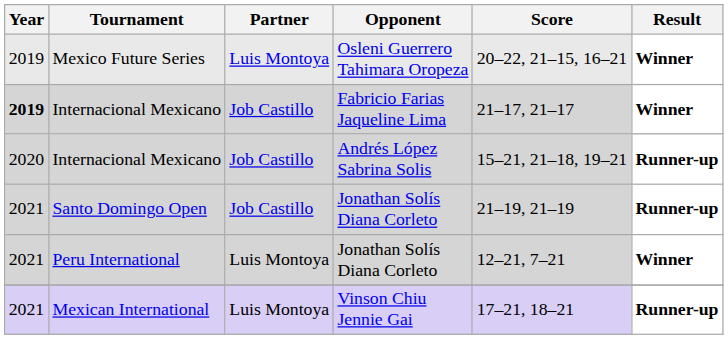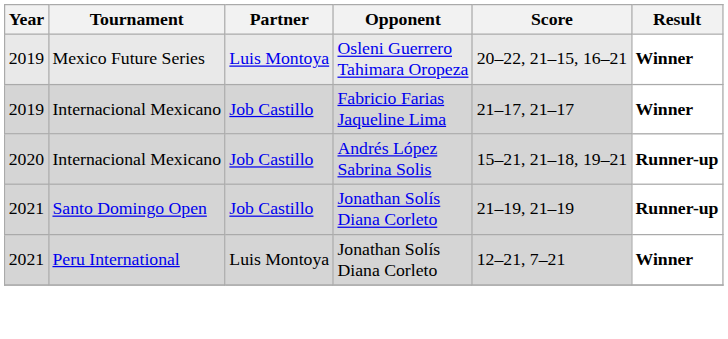(26, 109) bold -> (26, 109) normal
- row: (131, 309)
